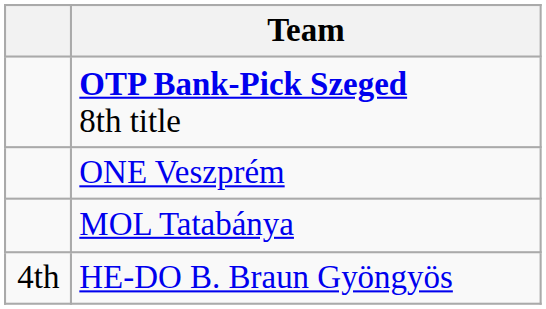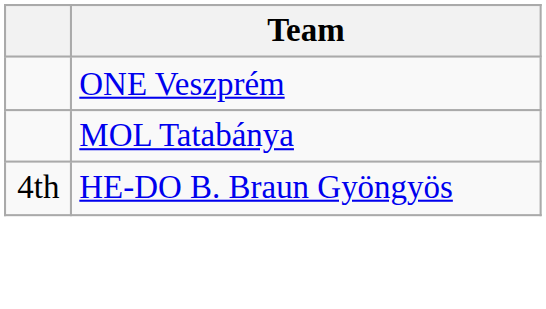- row: (243, 101)
